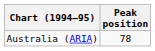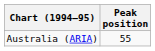(125, 39) 78 -> (125, 39) 55
